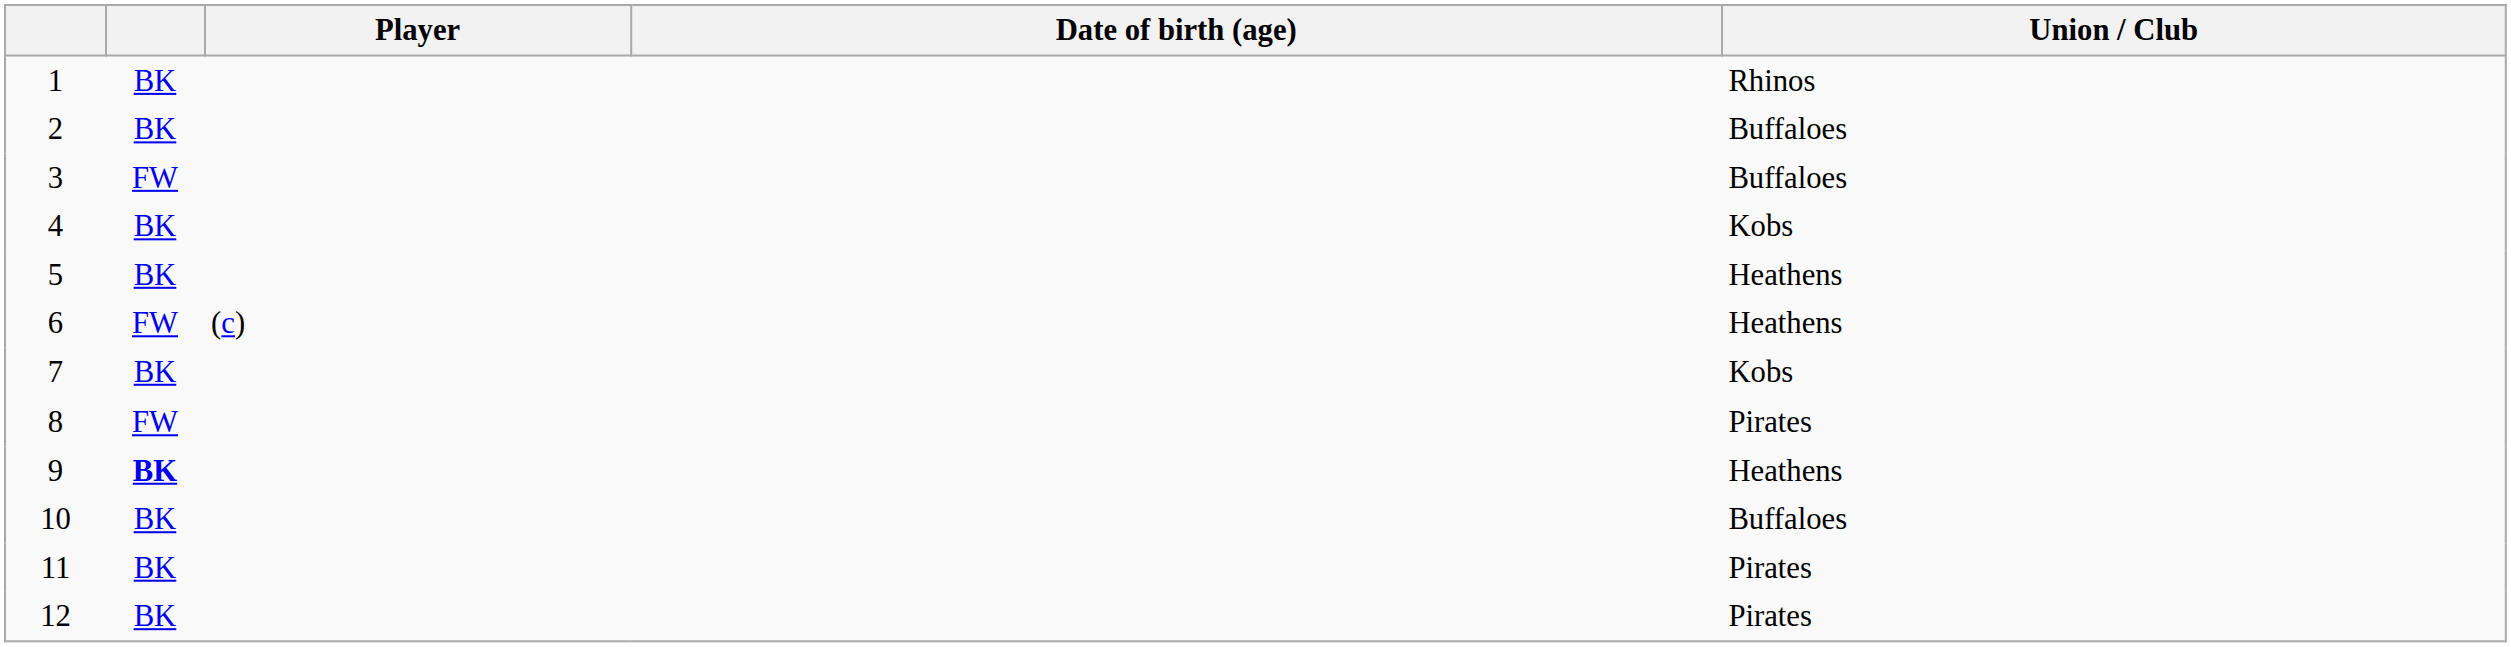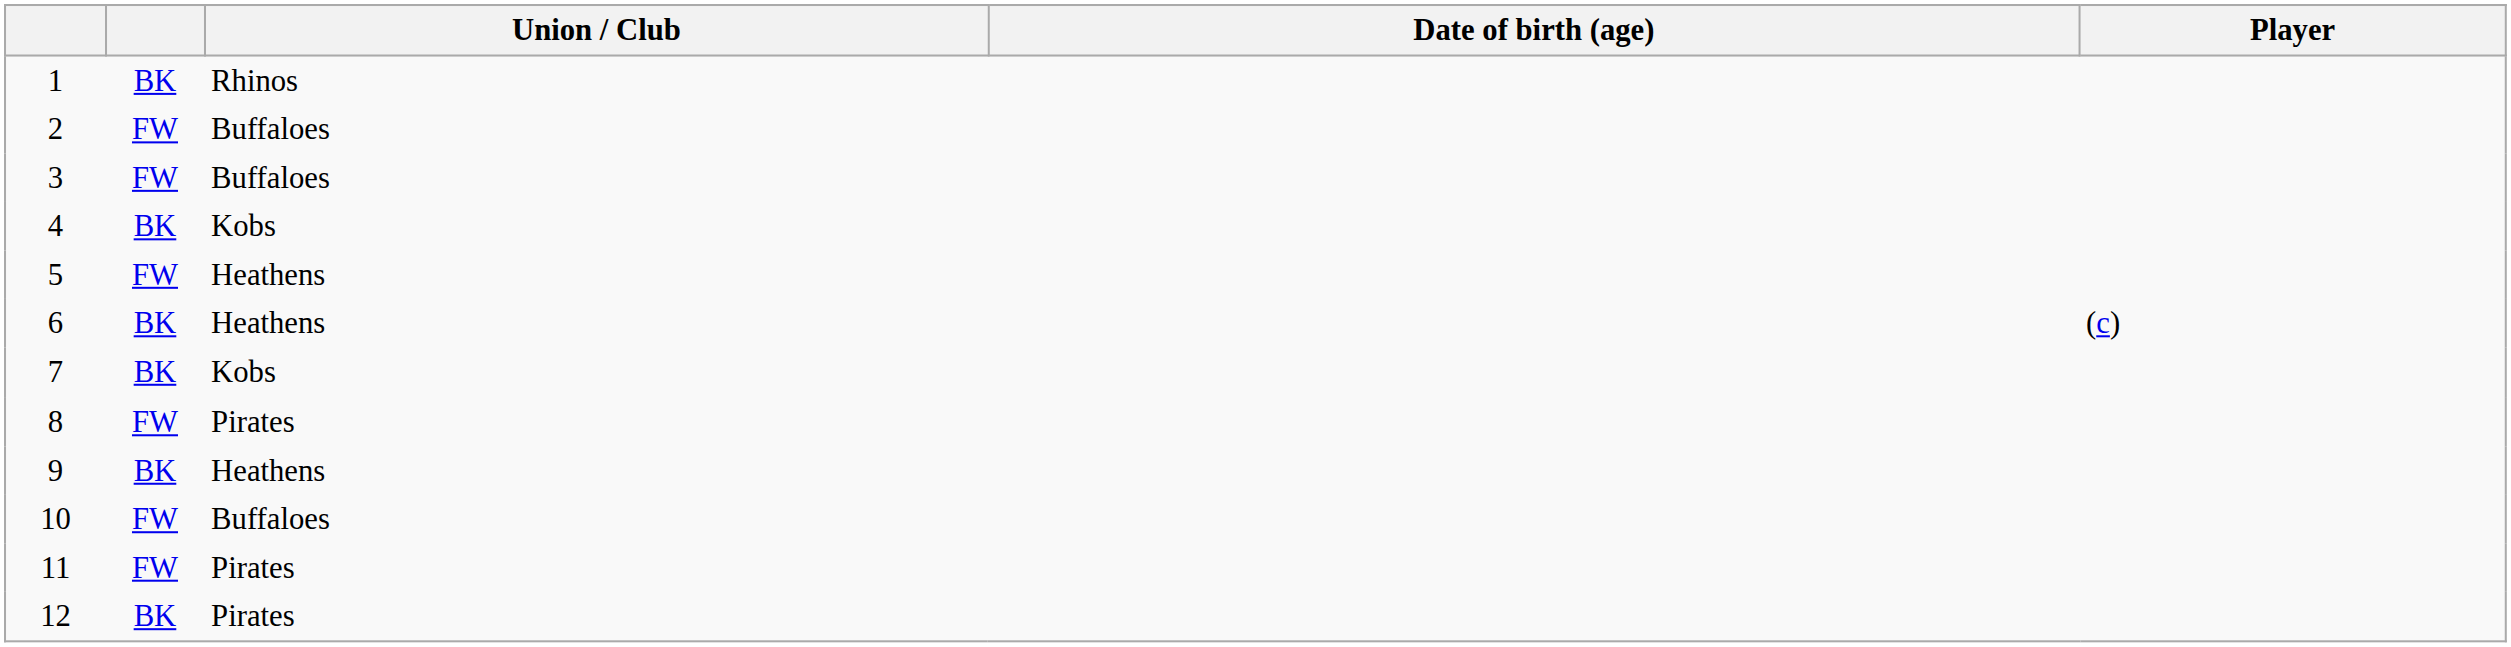columns swapped: (418, 30) <-> (2114, 30)
(155, 129) BK -> (155, 129) FW
(155, 275) BK -> (155, 275) FW
(155, 323) FW -> (155, 323) BK
(155, 469) bold -> (155, 469) normal
(155, 518) BK -> (155, 518) FW
(155, 566) BK -> (155, 566) FW
